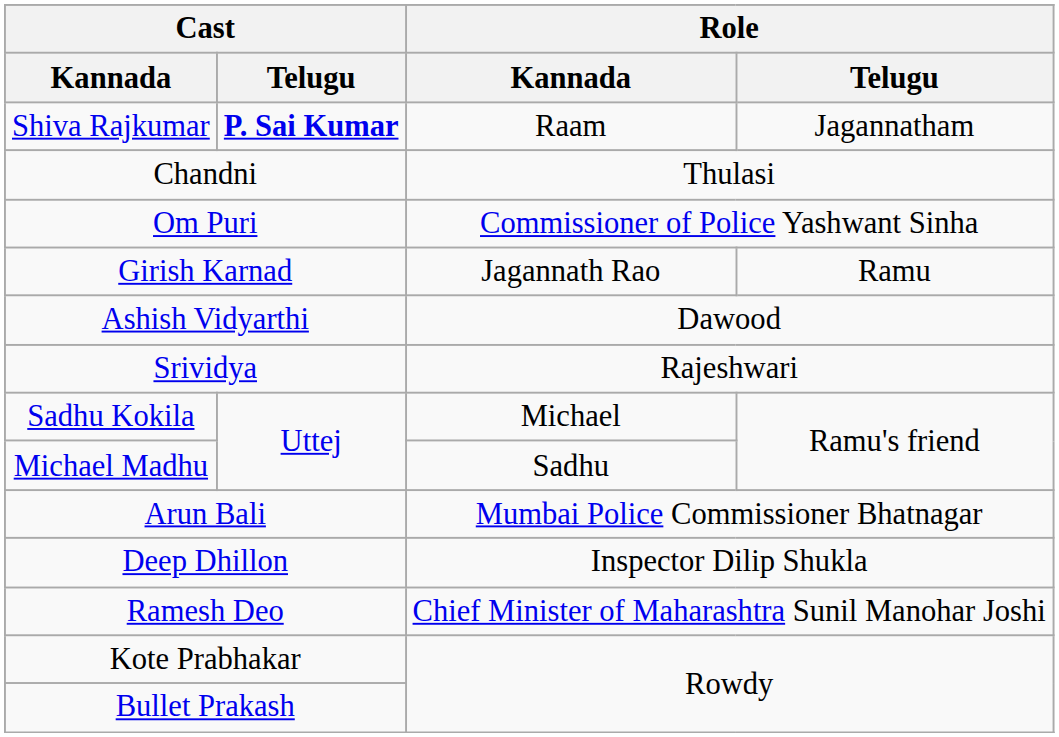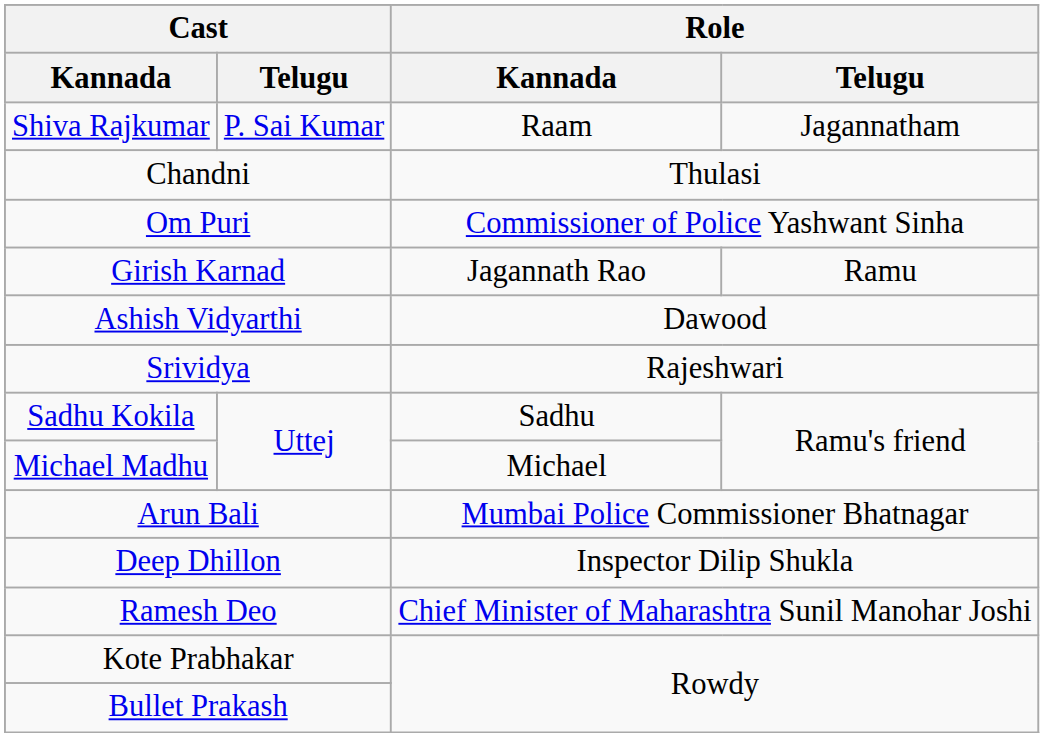(311, 125) bold -> (304, 125) normal
(571, 416) Michael -> (557, 416) Sadhu
(571, 464) Sadhu -> (557, 464) Michael
